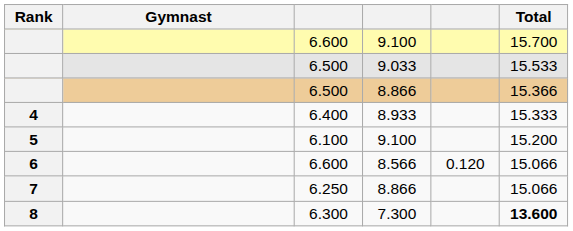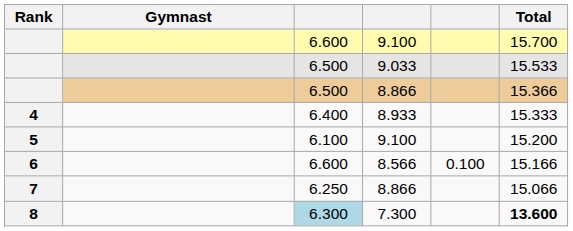(465, 164) 0.120 -> (465, 164) 0.100
(534, 164) 15.066 -> (534, 164) 15.166
(329, 213) no background -> (329, 213) lightblue background
